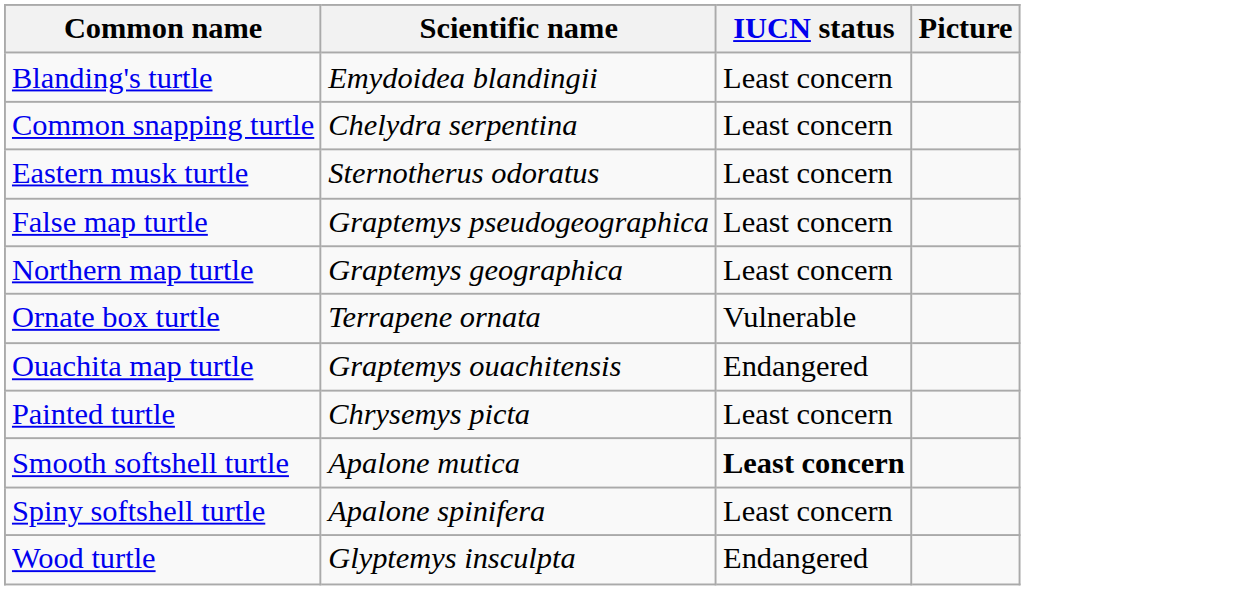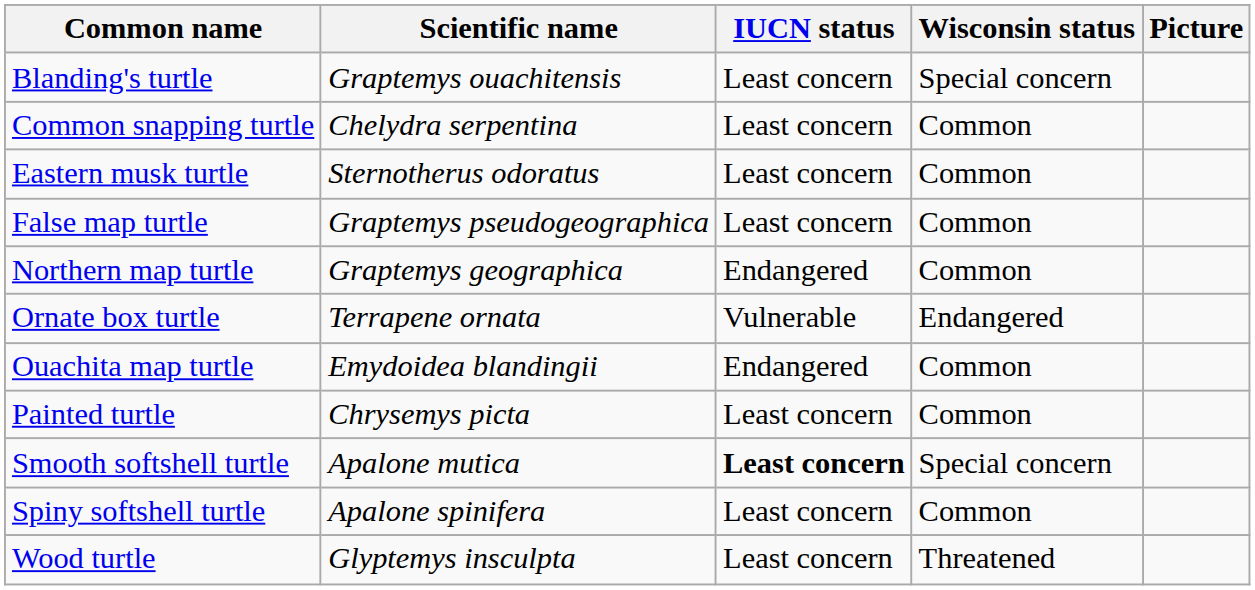+ column: (1027, 28)
(463, 76) Emydoidea blandingii -> (475, 76) Graptemys ouachitensis
(808, 269) Least concern -> (796, 269) Endangered
(475, 366) Graptemys ouachitensis -> (463, 366) Emydoidea blandingii
(796, 558) Endangered -> (808, 558) Least concern
